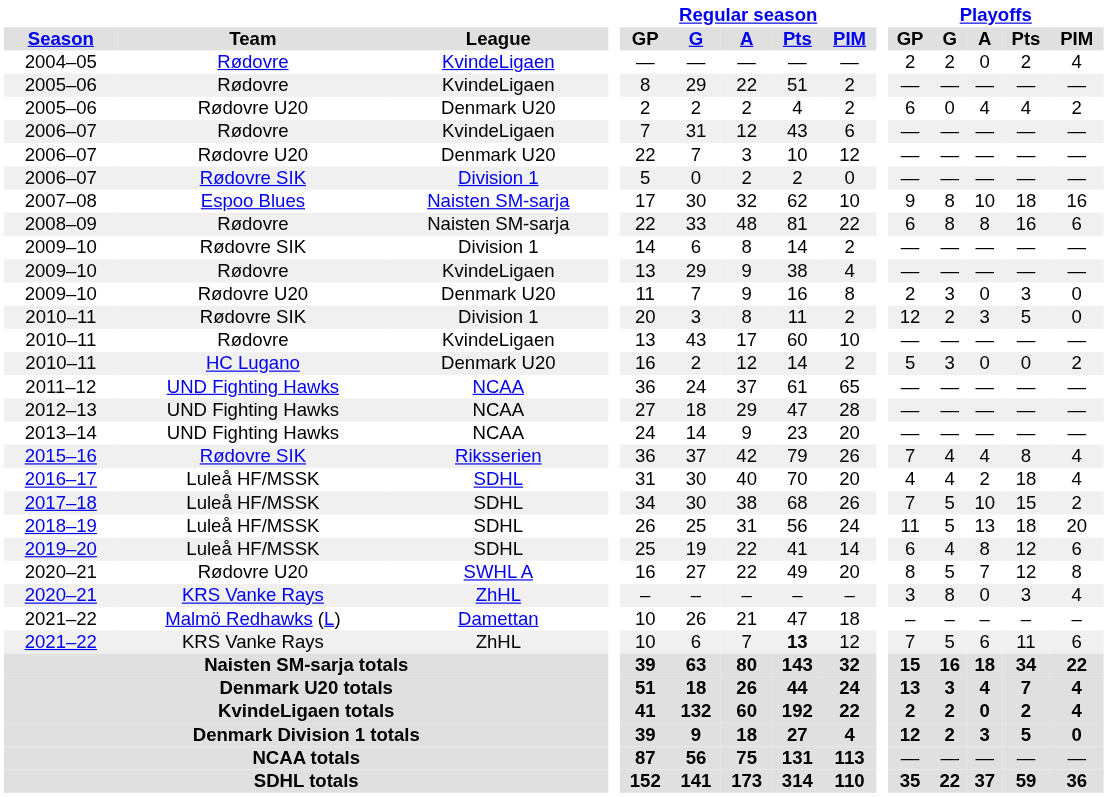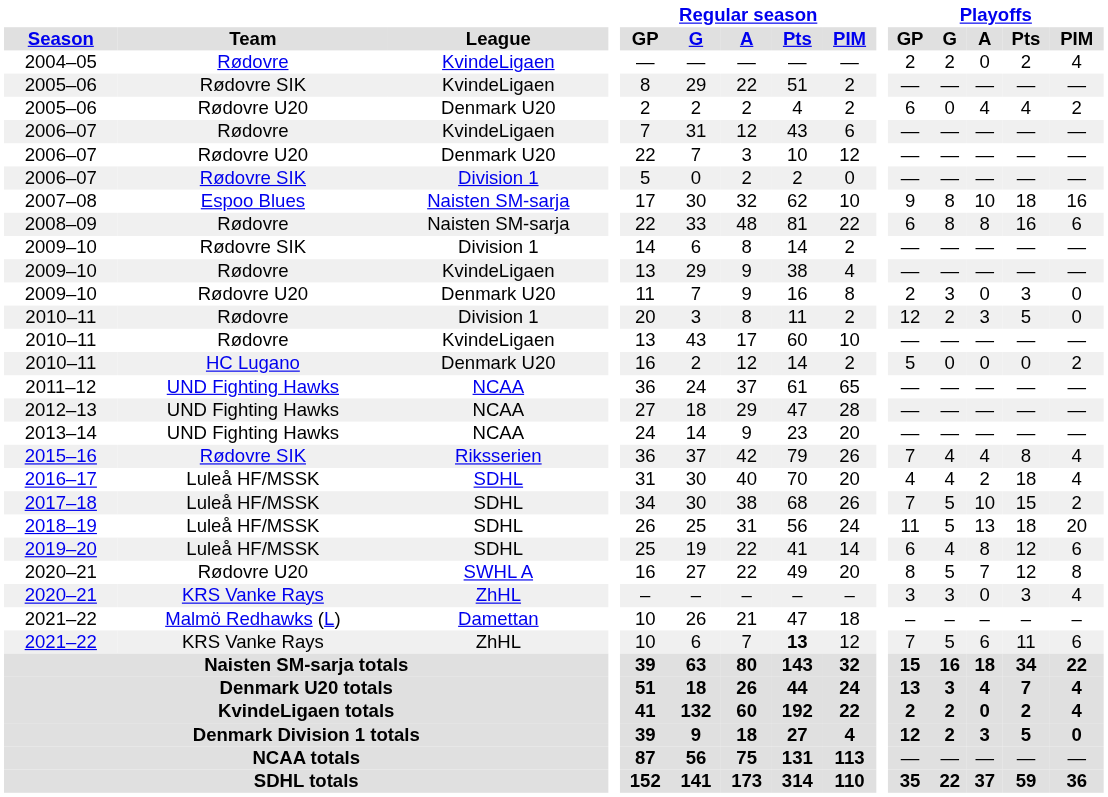(253, 85) Rødovre -> (253, 85) Rødovre SIK
(253, 317) Rødovre SIK -> (253, 317) Rødovre
(950, 363) 3 -> (950, 363) 0
(950, 595) 8 -> (950, 595) 3
